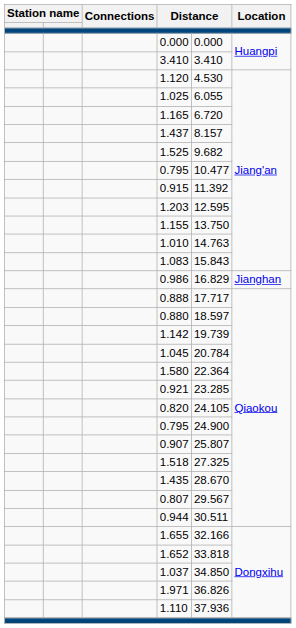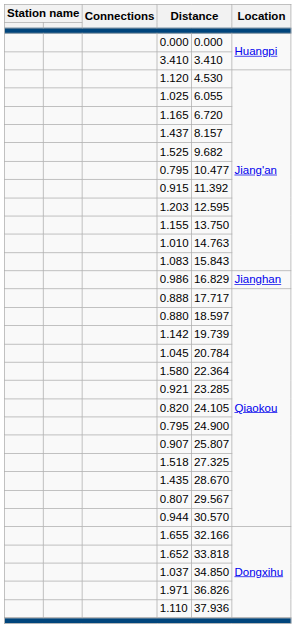(211, 517) 30.511 -> (211, 517) 30.570
